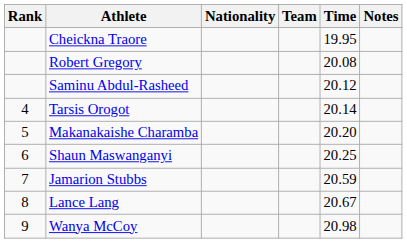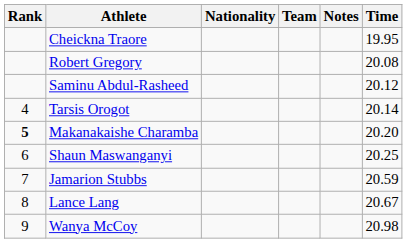columns swapped: (340, 16) <-> (381, 16)
(25, 132) normal -> (25, 132) bold
